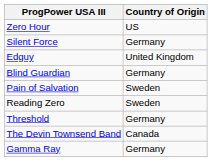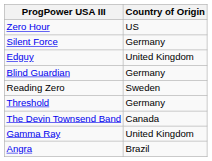- row: (43, 88)
(145, 149) Germany -> (160, 133) United Kingdom
+ row: (19, 149)
